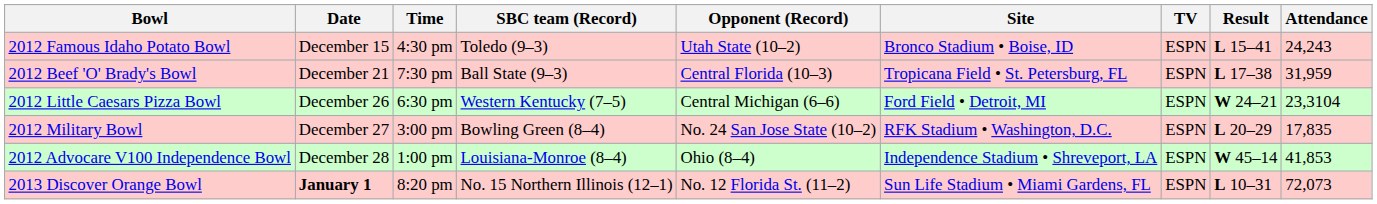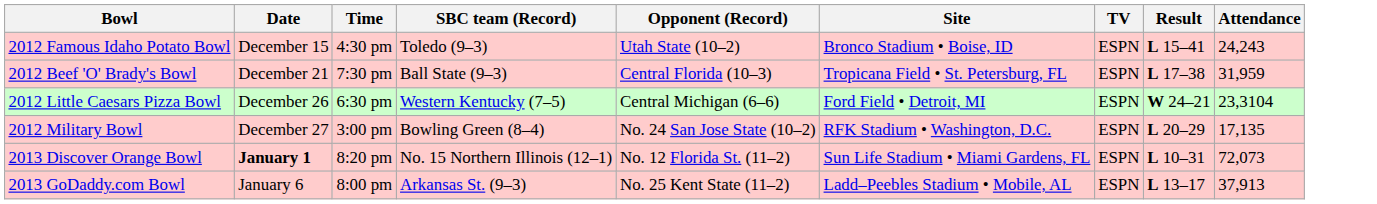(1308, 129) 17,835 -> (1241, 129) 17,135
- row: (150, 157)
+ row: (97, 185)
